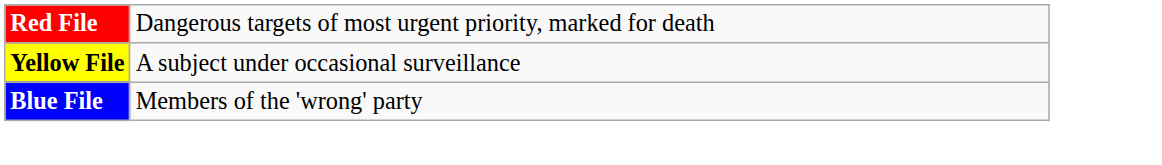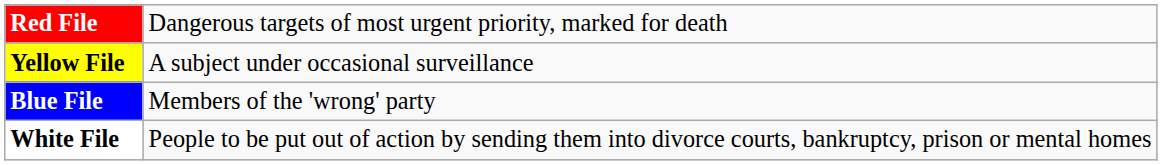+ row: (65, 139)
